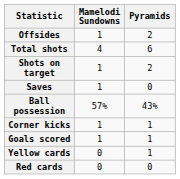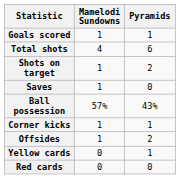rows swapped: (39, 139) <-> (39, 35)
